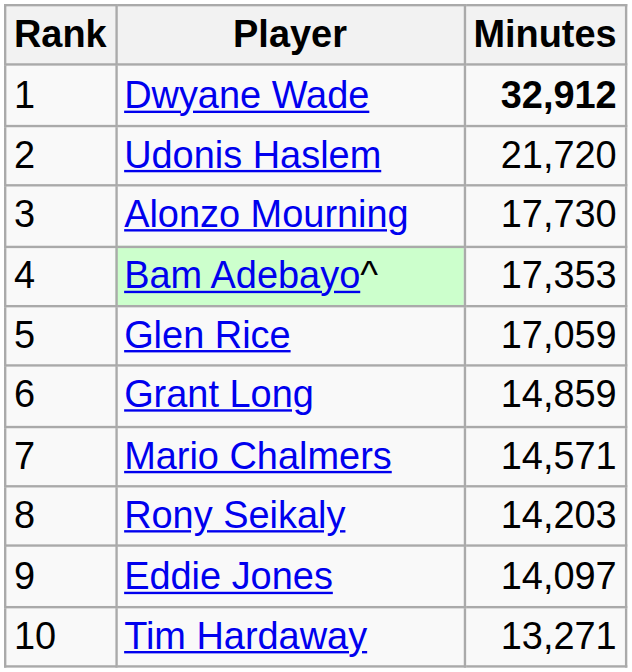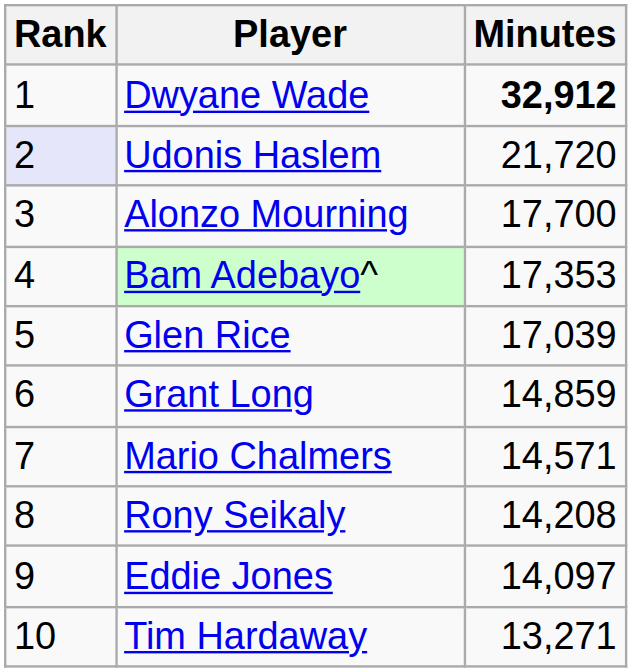(24, 154) no background -> (24, 154) lavender background
(559, 214) 17,730 -> (559, 214) 17,700
(559, 335) 17,059 -> (559, 335) 17,039
(559, 515) 14,203 -> (559, 515) 14,208
